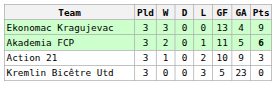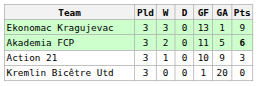- column: (203, 12)
(241, 27) 4 -> (222, 27) 1
(222, 73) 5 -> (203, 73) 1
(241, 73) 23 -> (222, 73) 20
